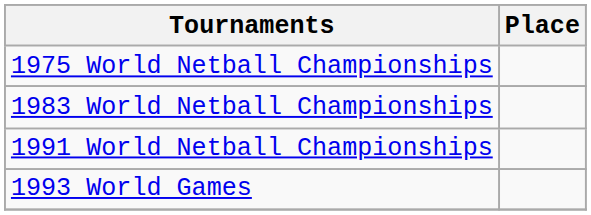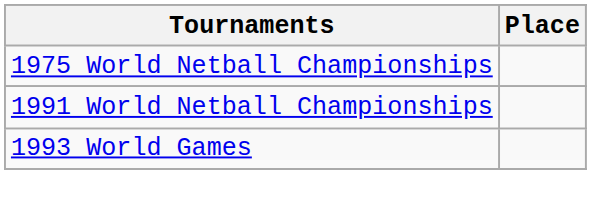- row: (252, 107)
